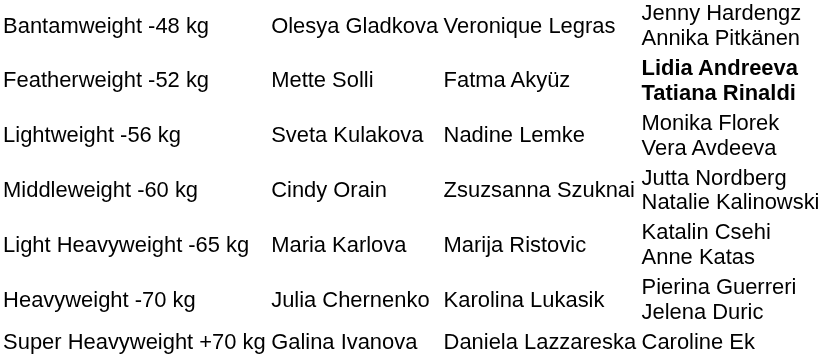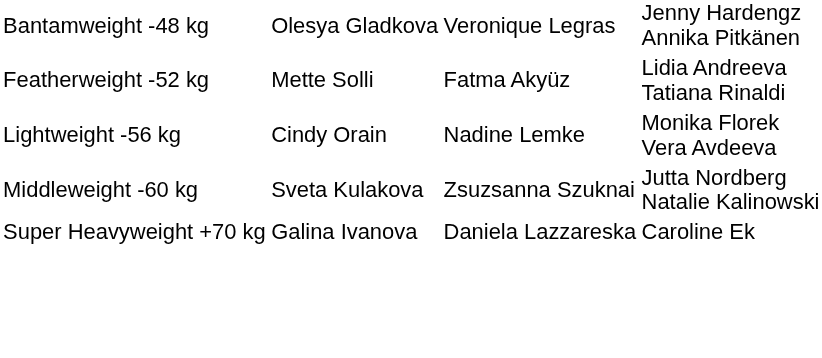(720, 80) bold -> (714, 80) normal
(347, 135) Sveta Kulakova -> (329, 135) Cindy Orain
(329, 189) Cindy Orain -> (347, 189) Sveta Kulakova
- row: (126, 244)
- row: (99, 299)
